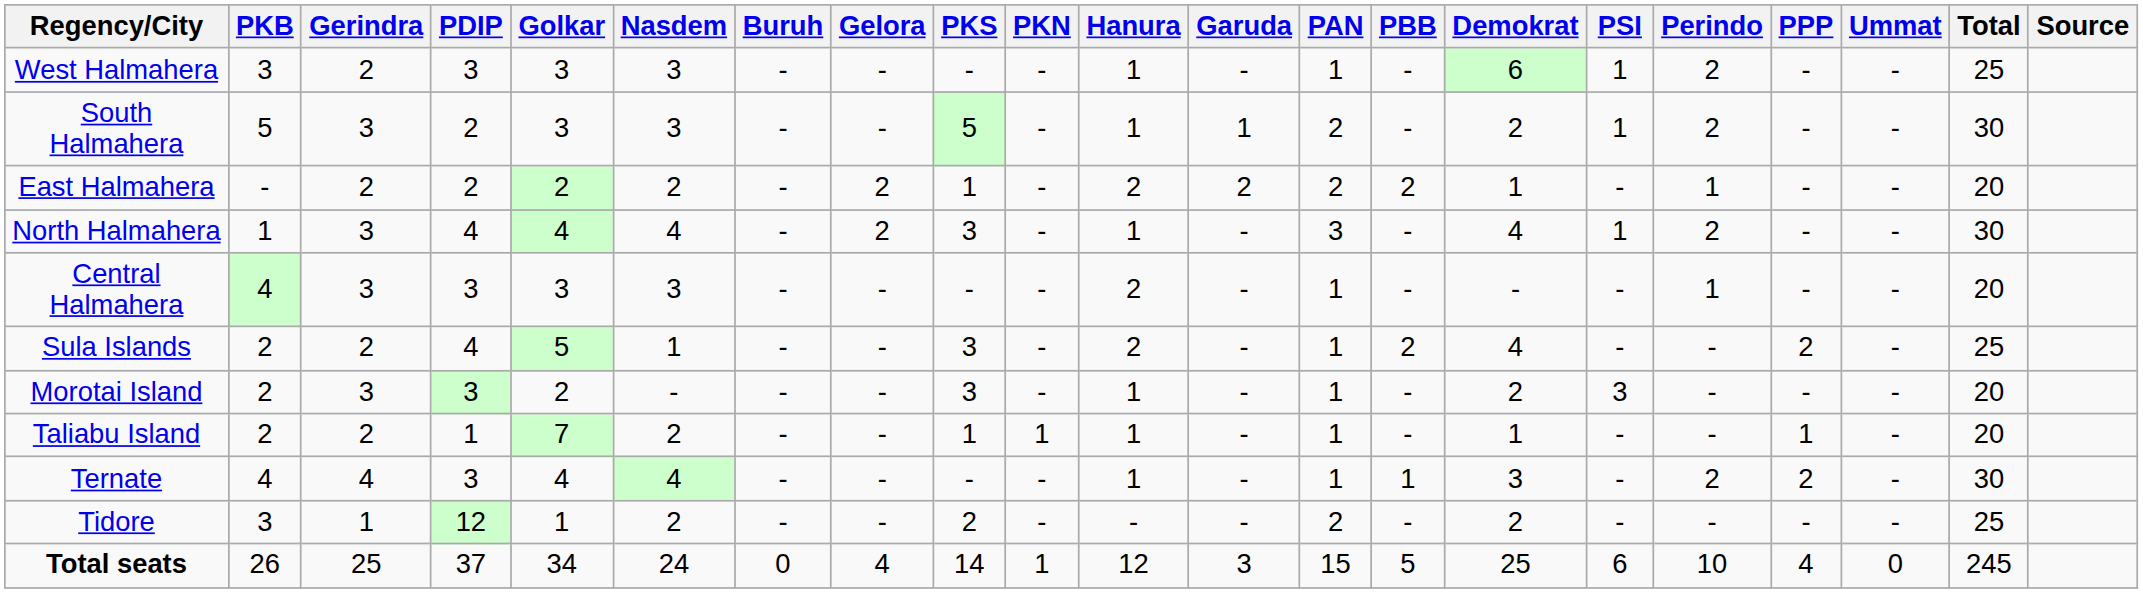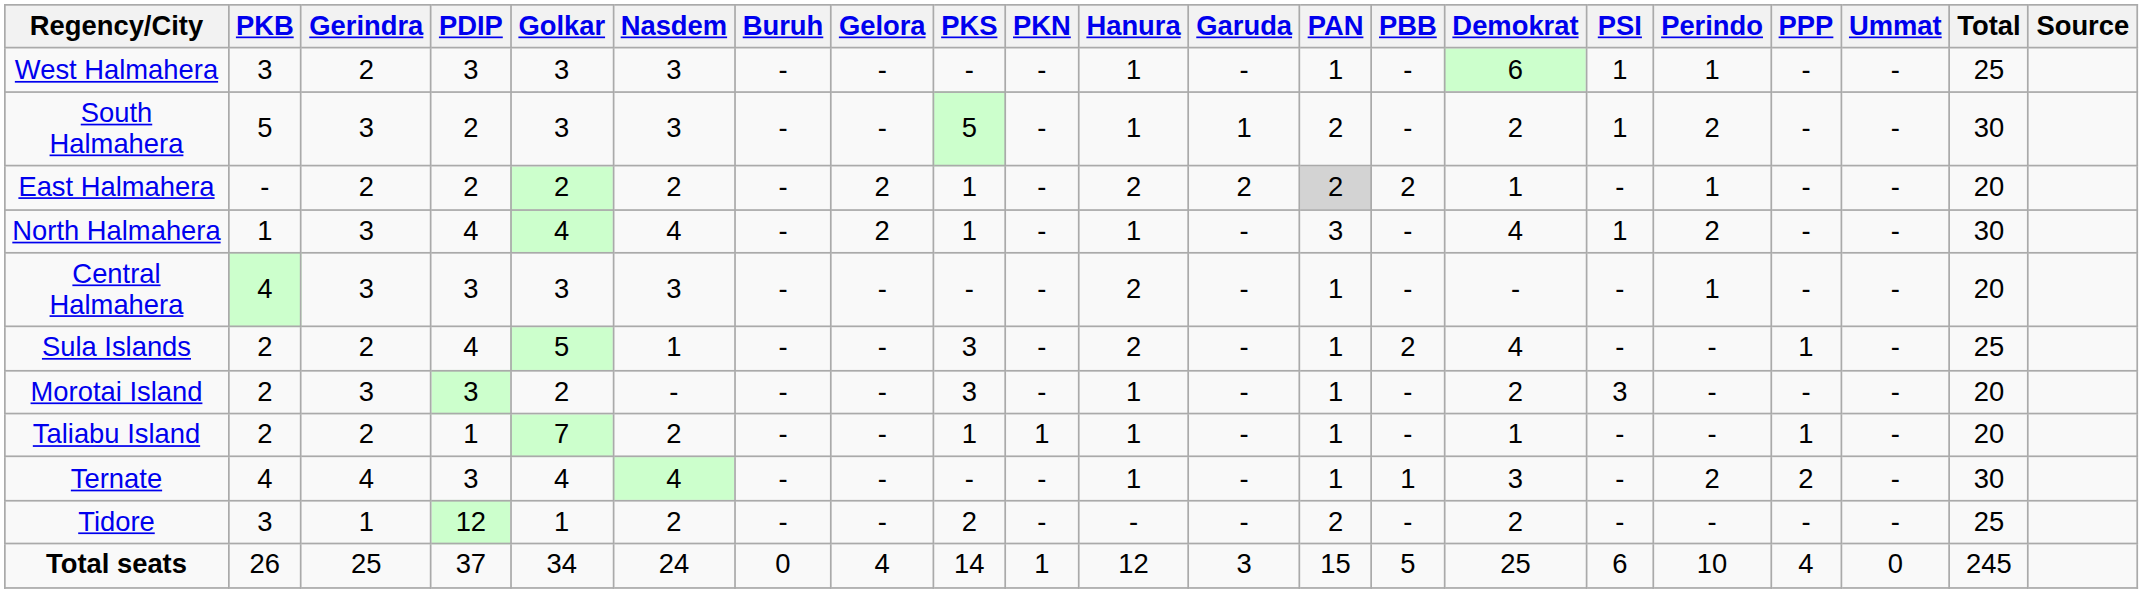(1712, 69) 2 -> (1712, 69) 1
(1336, 187) no background -> (1336, 187) lightgrey background
(969, 230) 3 -> (969, 230) 1
(1806, 348) 2 -> (1806, 348) 1
